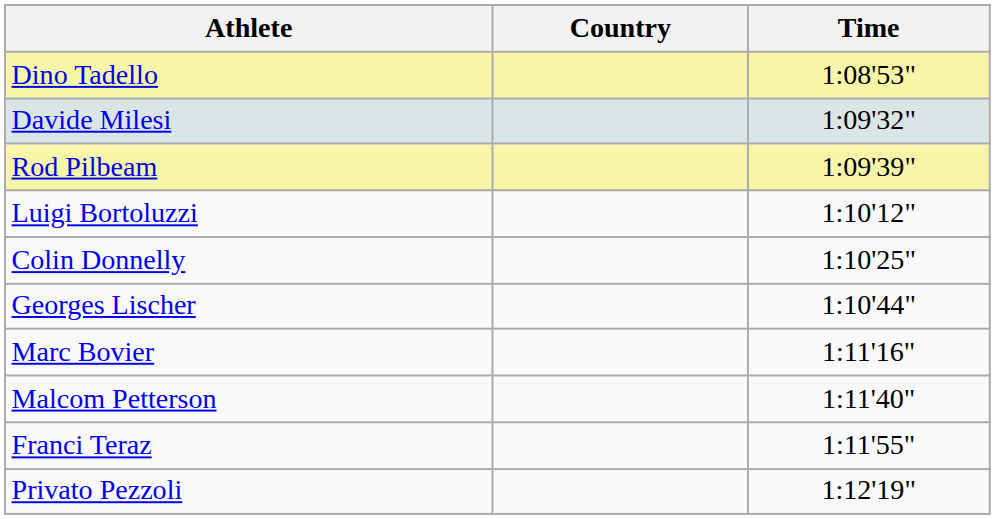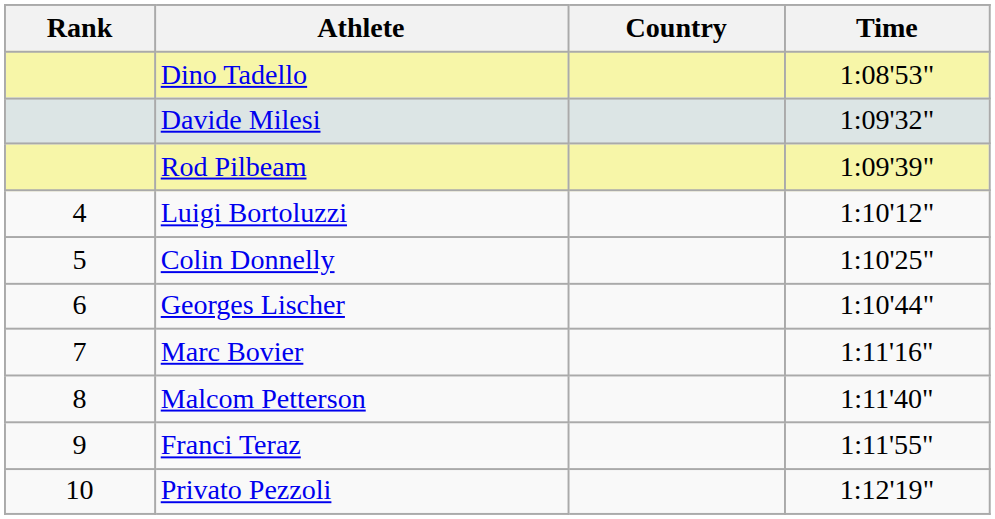+ column: (80, 28)
